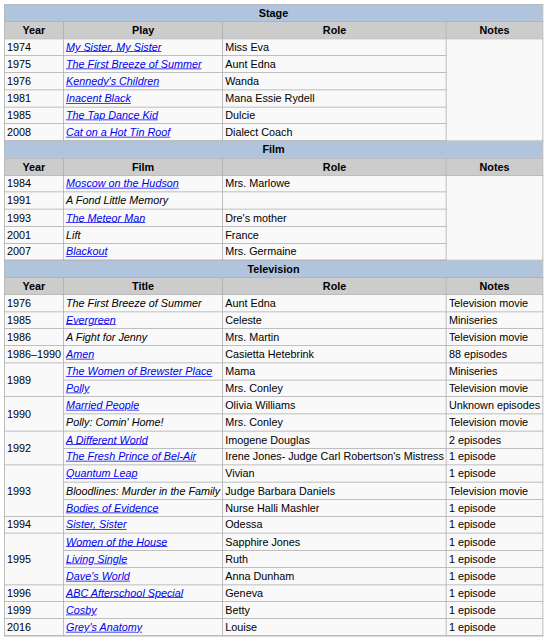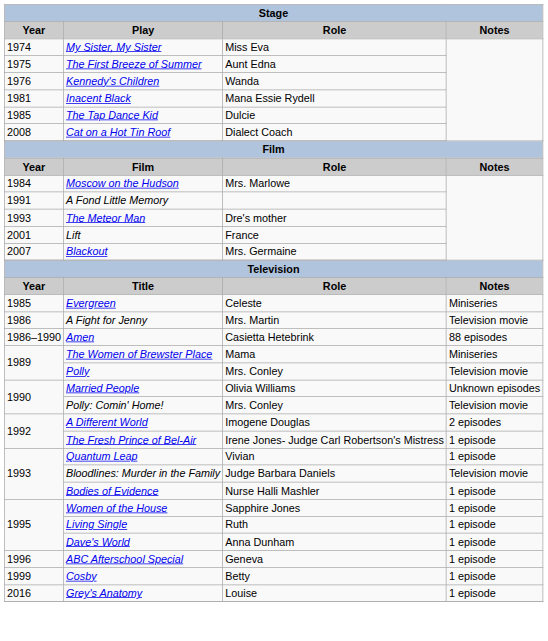- row: (19, 303)
- row: (19, 525)
